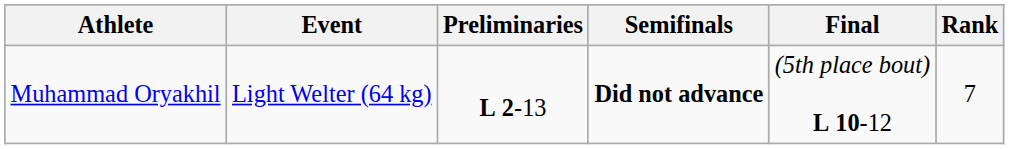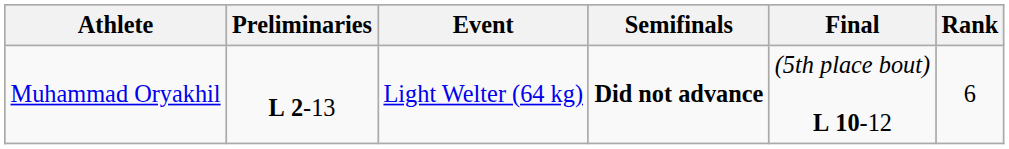columns swapped: (332, 24) <-> (513, 24)
(970, 93) 7 -> (970, 93) 6
